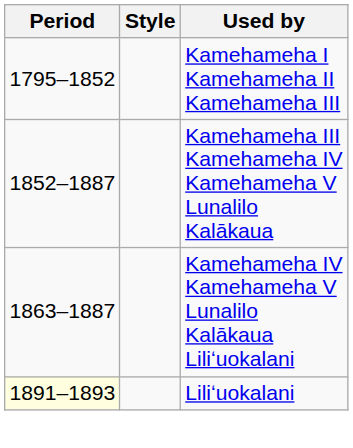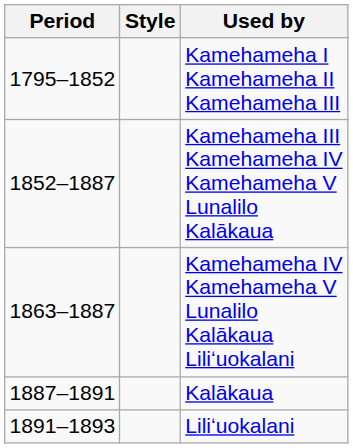+ row: (229, 392)
(62, 392) lightyellow background -> (62, 426) no background
